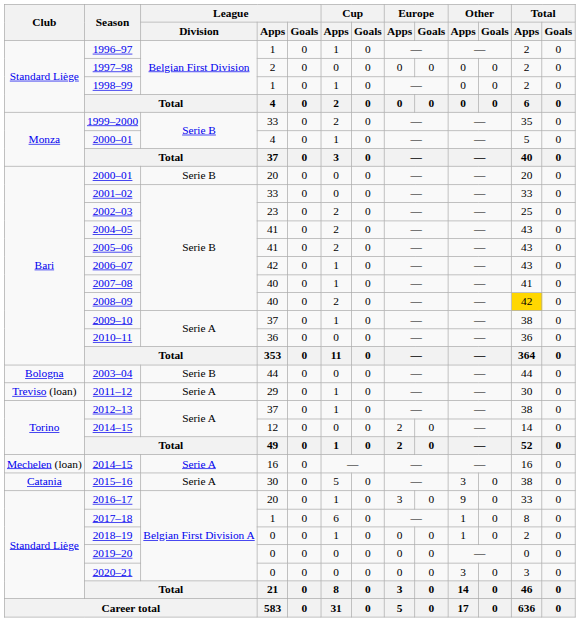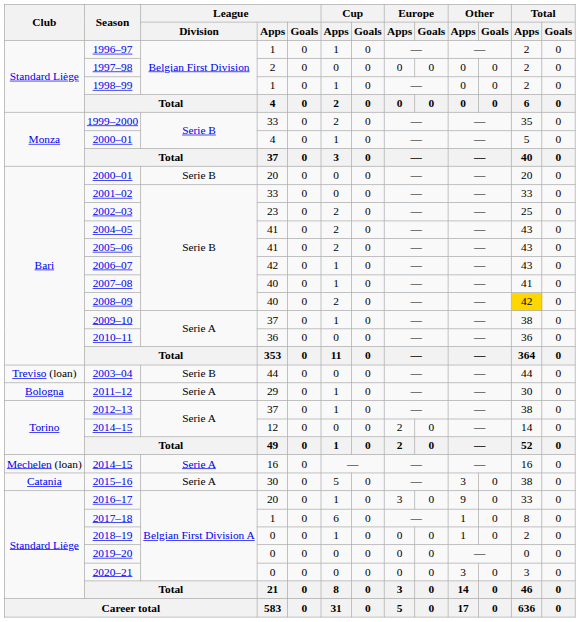(44, 373) Bologna -> (44, 373) Treviso (loan)
(44, 391) Treviso (loan) -> (44, 391) Bologna
